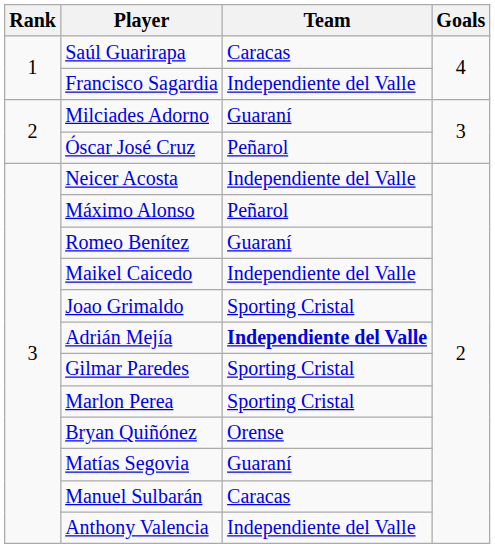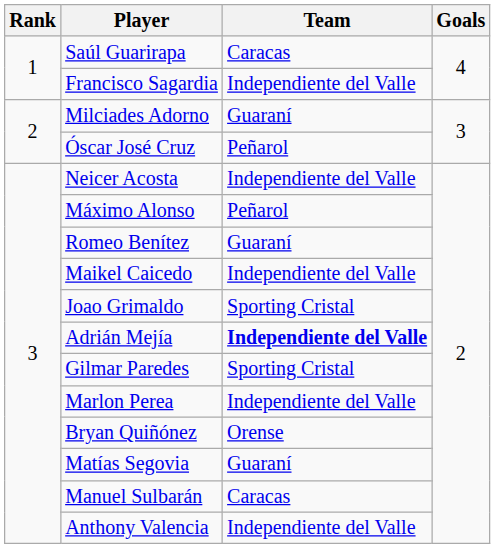(291, 400) Sporting Cristal -> (321, 400) Independiente del Valle
